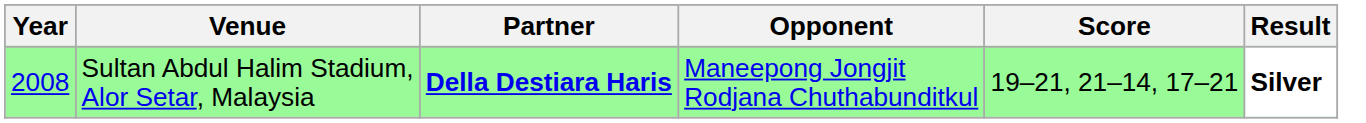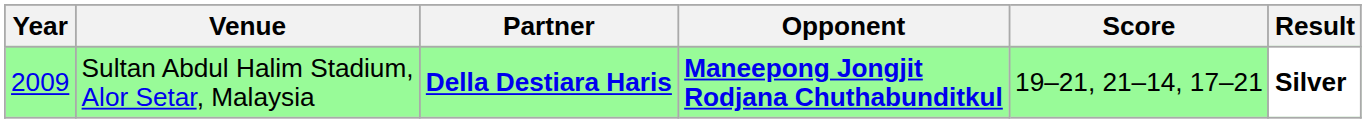(40, 82) 2008 -> (40, 82) 2009
(831, 82) normal -> (843, 82) bold
